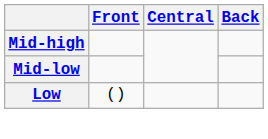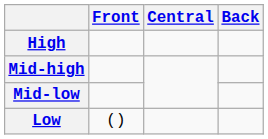+ row: (46, 43)
